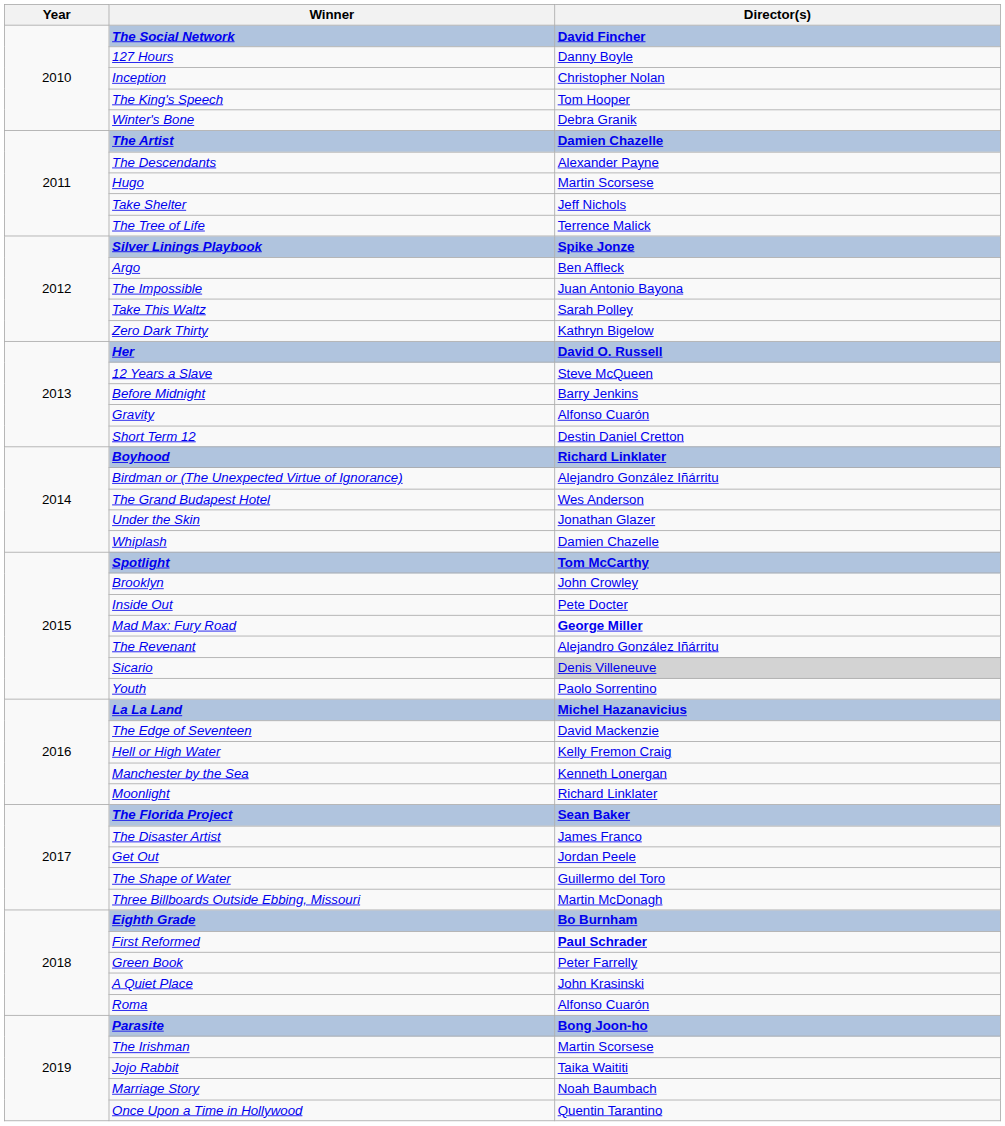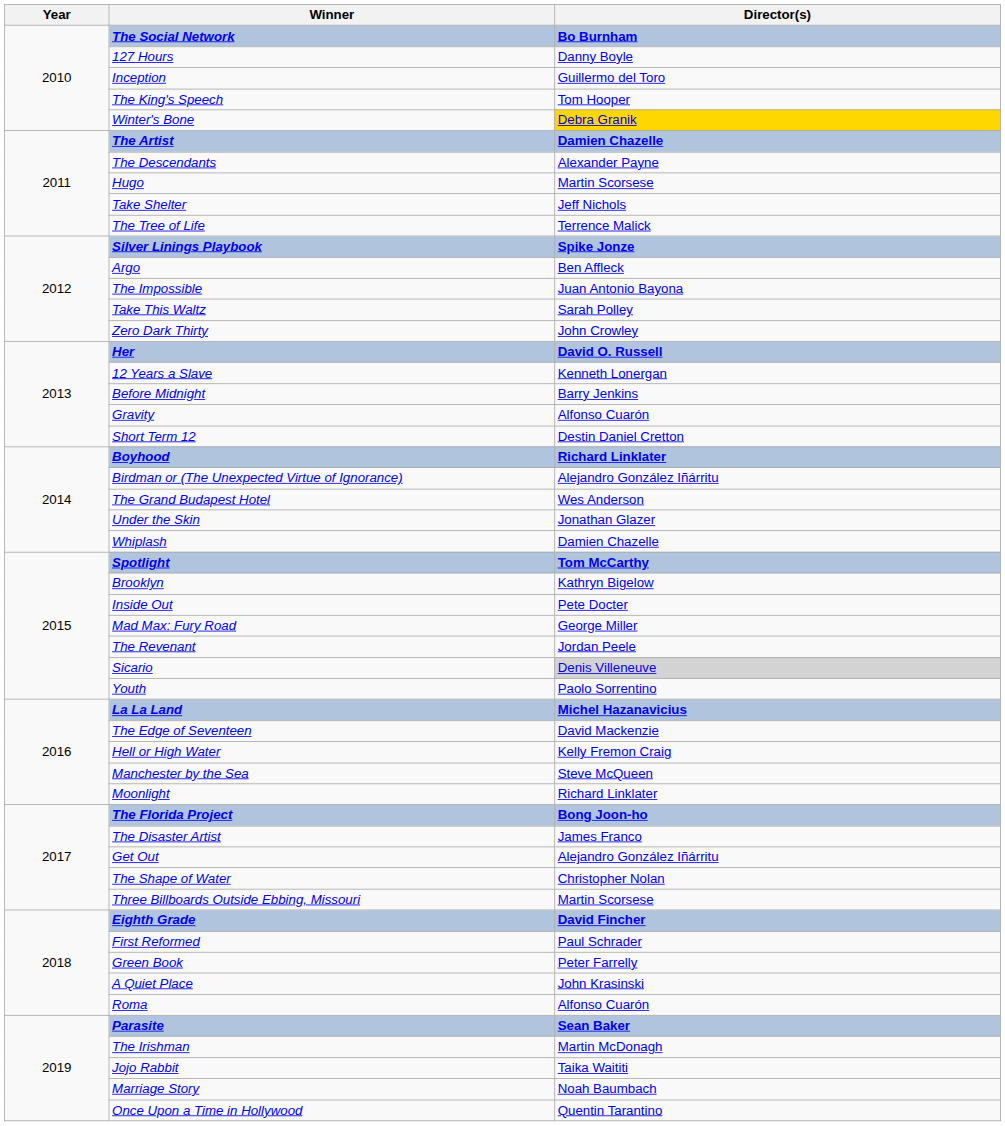(602, 36) David Fincher -> (598, 36) Bo Burnham
(611, 78) Christopher Nolan -> (611, 78) Guillermo del Toro
(597, 120) no background -> (597, 120) gold background
(606, 330) Kathryn Bigelow -> (598, 330) John Crowley
(605, 373) Steve McQueen -> (612, 373) Kenneth Lonergan
(598, 583) John Crowley -> (606, 583) Kathryn Bigelow
(600, 625) bold -> (598, 625) normal
(638, 646) Alejandro González Iñárritu -> (597, 646) Jordan Peele
(612, 773) Kenneth Lonergan -> (605, 773) Steve McQueen
(594, 815) Sean Baker -> (603, 815) Bong Joon-ho
(597, 857) Jordan Peele -> (638, 857) Alejandro González Iñárritu
(611, 878) Guillermo del Toro -> (611, 878) Christopher Nolan
(610, 899) Martin McDonagh -> (606, 899) Martin Scorsese
(598, 920) Bo Burnham -> (602, 920) David Fincher
(602, 941) bold -> (600, 941) normal
(603, 1025) Bong Joon-ho -> (594, 1025) Sean Baker
(606, 1047) Martin Scorsese -> (610, 1047) Martin McDonagh
